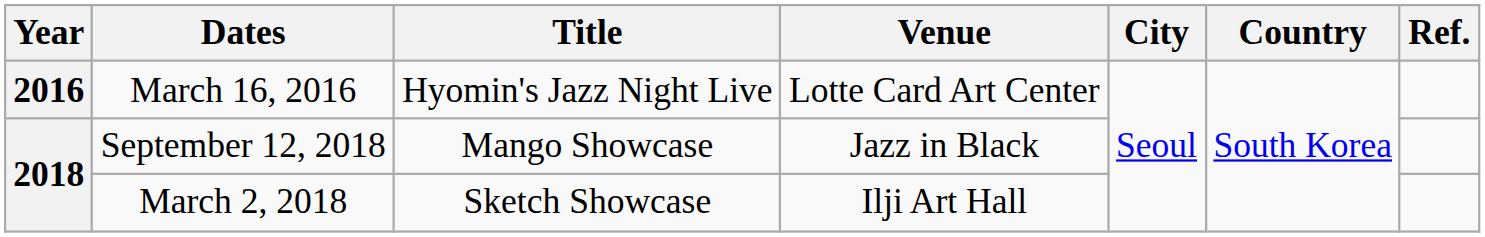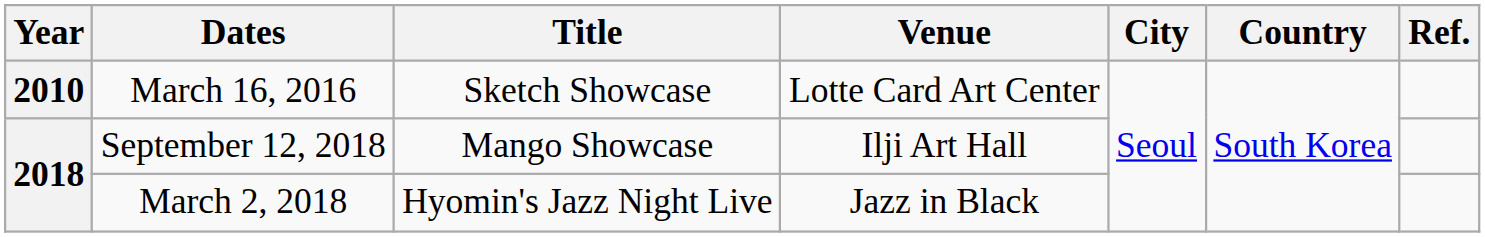(49, 88) 2016 -> (49, 88) 2010
(587, 88) Hyomin's Jazz Night Live -> (587, 88) Sketch Showcase
(944, 145) Jazz in Black -> (944, 145) Ilji Art Hall
(587, 201) Sketch Showcase -> (587, 201) Hyomin's Jazz Night Live
(944, 201) Ilji Art Hall -> (944, 201) Jazz in Black
